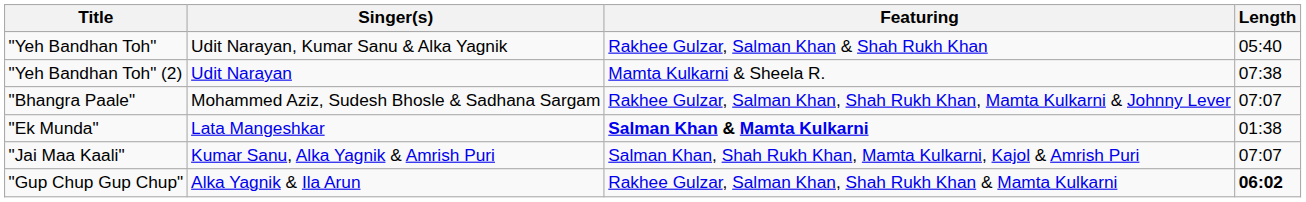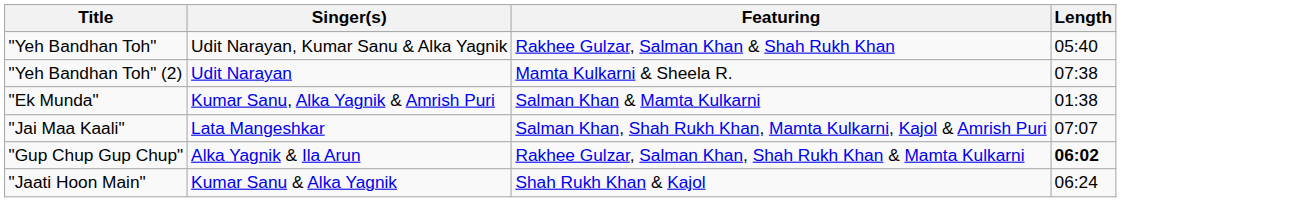- row: (72, 100)
(258, 127) Lata Mangeshkar -> (343, 100) Kumar Sanu, Alka Yagnik & Amrish Puri
(738, 127) bold -> (638, 100) normal
(343, 155) Kumar Sanu, Alka Yagnik & Amrish Puri -> (258, 127) Lata Mangeshkar
+ row: (77, 182)
